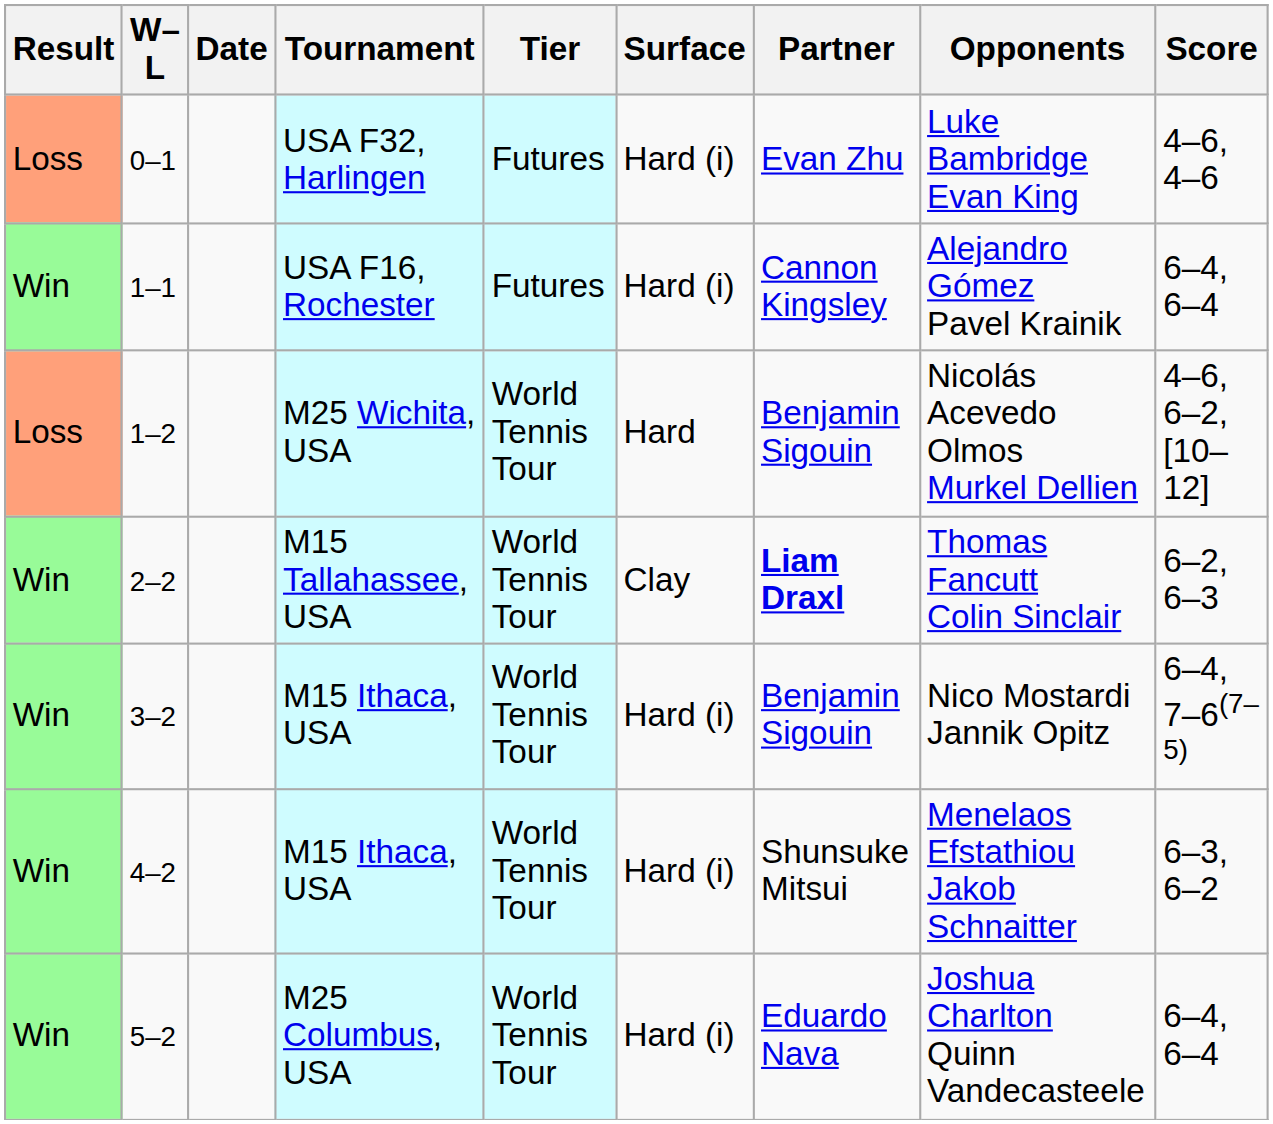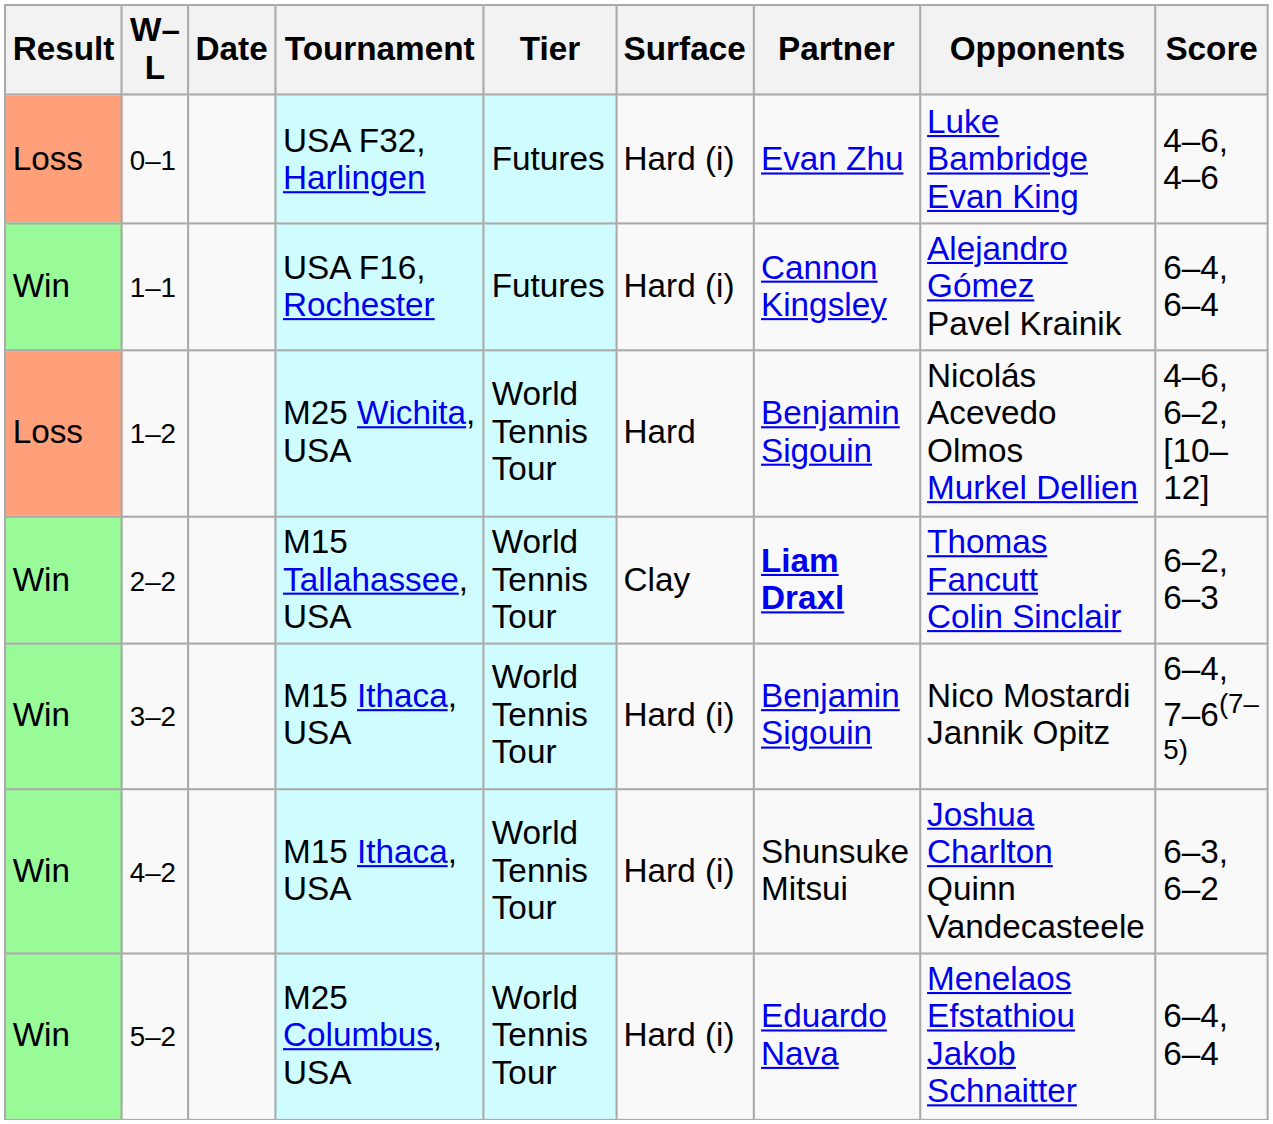(1002, 871) Menelaos Efstathiou Jakob Schnaitter -> (1036, 871) Joshua Charlton Quinn Vandecasteele
(1036, 1036) Joshua Charlton Quinn Vandecasteele -> (1002, 1036) Menelaos Efstathiou Jakob Schnaitter
